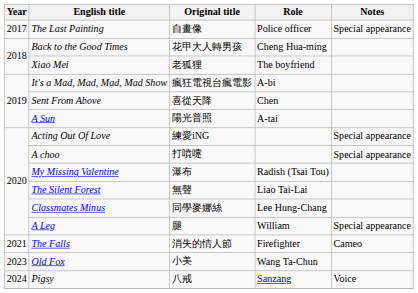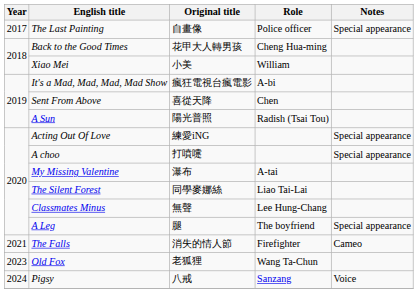(187, 64) 老狐狸 -> (182, 64) 小美
(286, 65) The boyfriend -> (273, 65) William
(267, 118) A-tai -> (293, 118) Radish (Tsai Tou)
(293, 172) Radish (Tsai Tou) -> (267, 172) A-tai
(182, 189) 無聲 -> (197, 189) 同學麥娜絲
(197, 207) 同學麥娜絲 -> (182, 207) 無聲
(273, 226) William -> (286, 226) The boyfriend
(182, 261) 小美 -> (187, 261) 老狐狸
